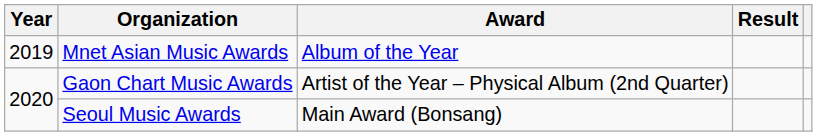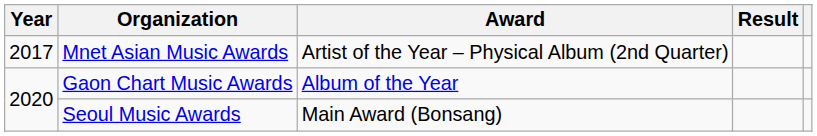(31, 51) 2019 -> (31, 51) 2017
(380, 51) Album of the Year -> (515, 51) Artist of the Year – Physical Album (2nd Quarter)
(515, 83) Artist of the Year – Physical Album (2nd Quarter) -> (380, 83) Album of the Year
